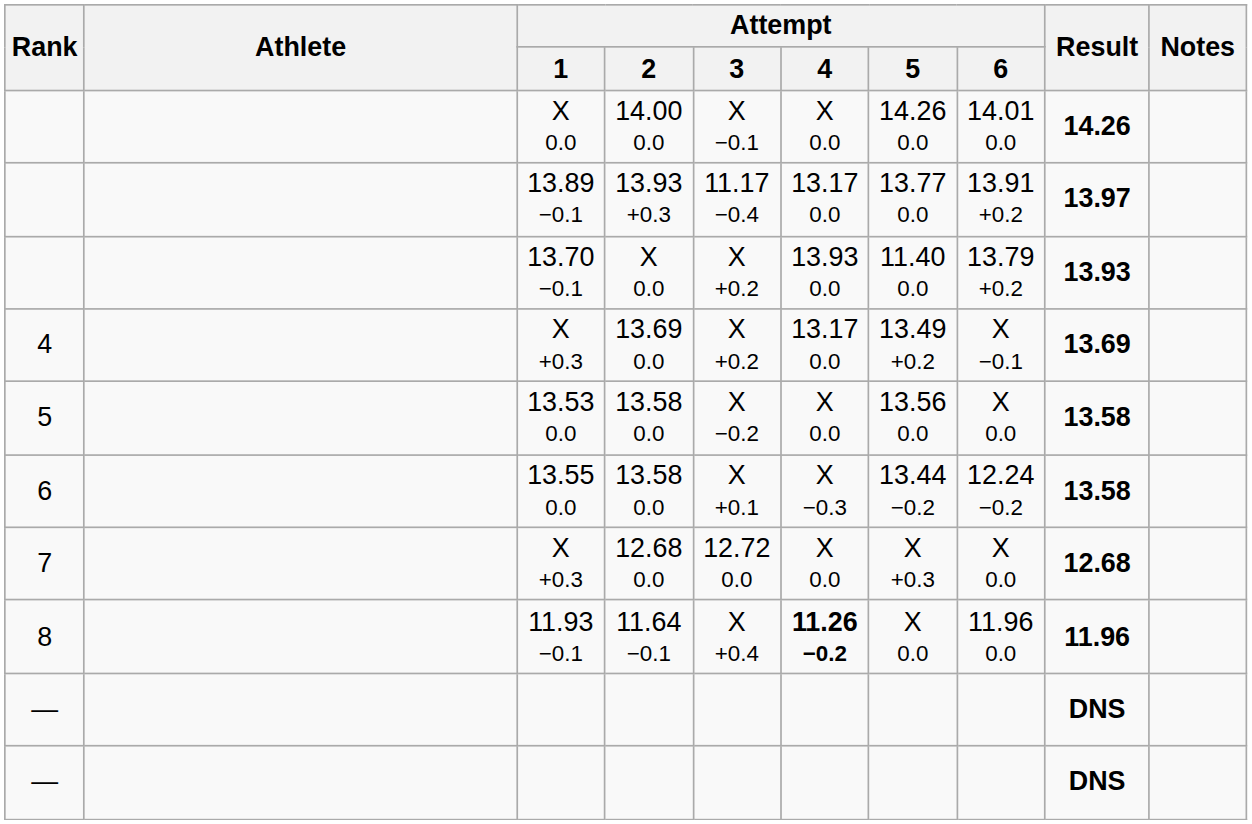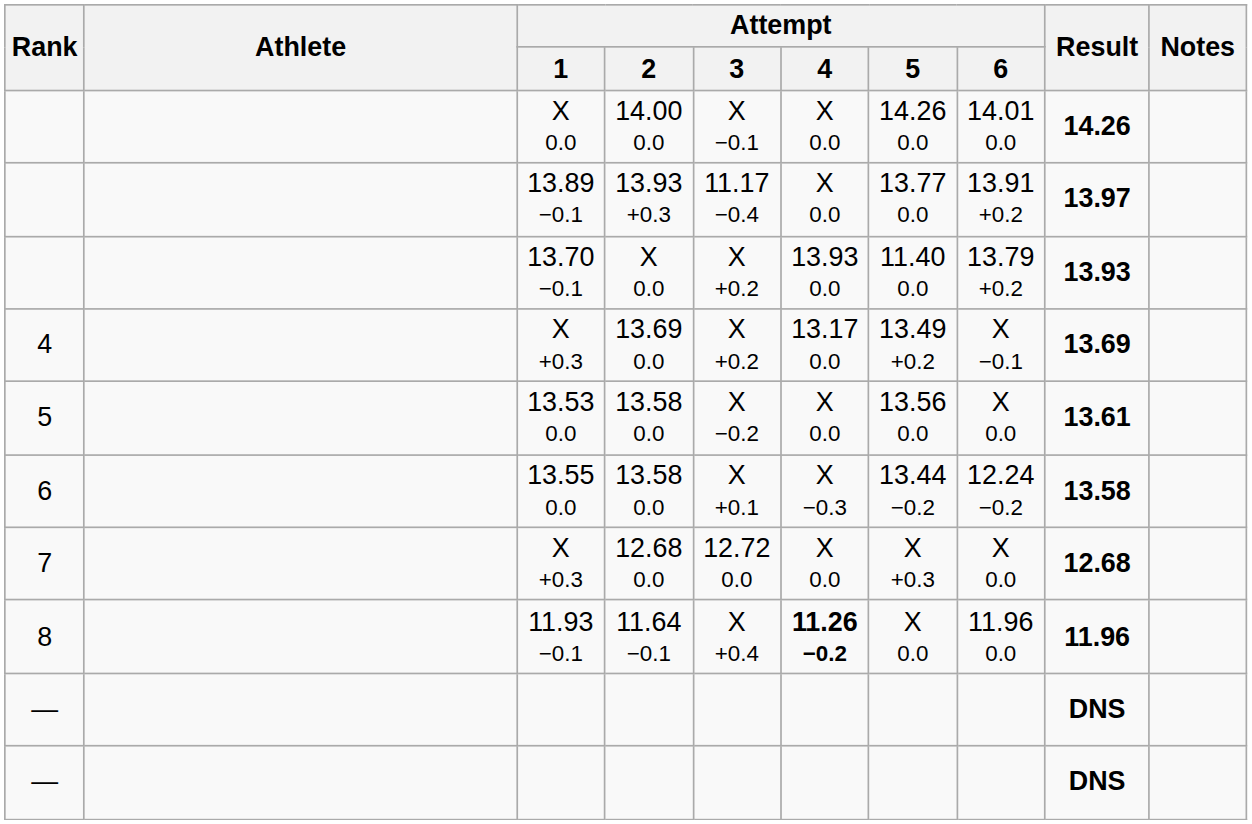(825, 199) 13.17 0.0 -> (825, 199) X 0.0
(1097, 417) 13.58 -> (1097, 417) 13.61
